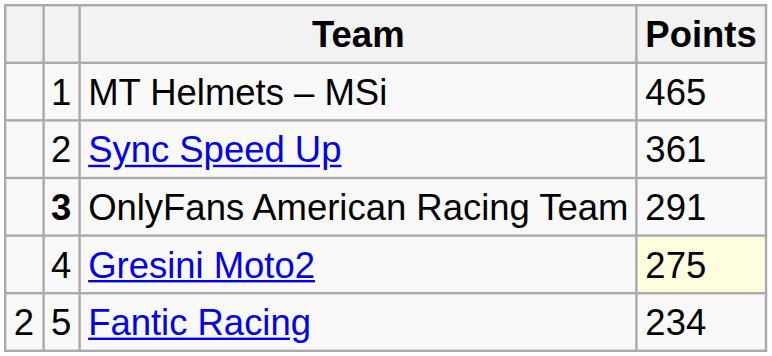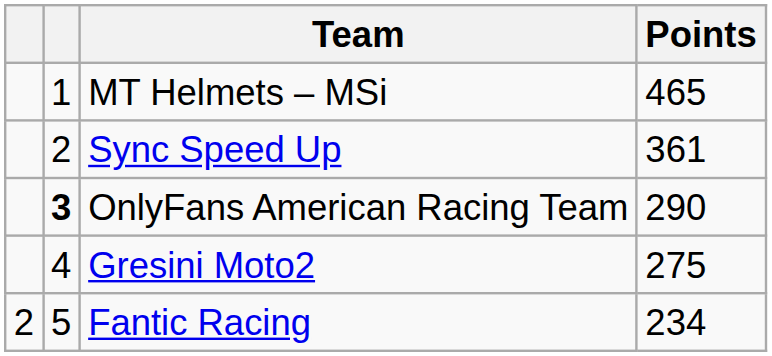(676, 208) 291 -> (676, 208) 290
(676, 265) lightyellow background -> (676, 265) no background
